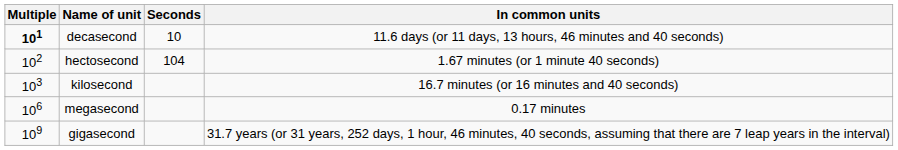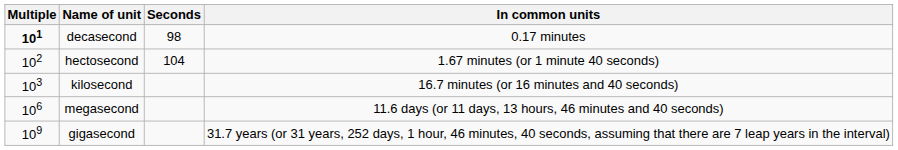(174, 37) 10 -> (174, 37) 98
(548, 37) 11.6 days (or 11 days, 13 hours, 46 minutes and 40 seconds) -> (548, 37) 0.17 minutes
(548, 109) 0.17 minutes -> (548, 109) 11.6 days (or 11 days, 13 hours, 46 minutes and 40 seconds)
